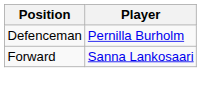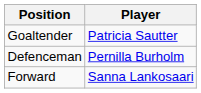+ row: (40, 35)
